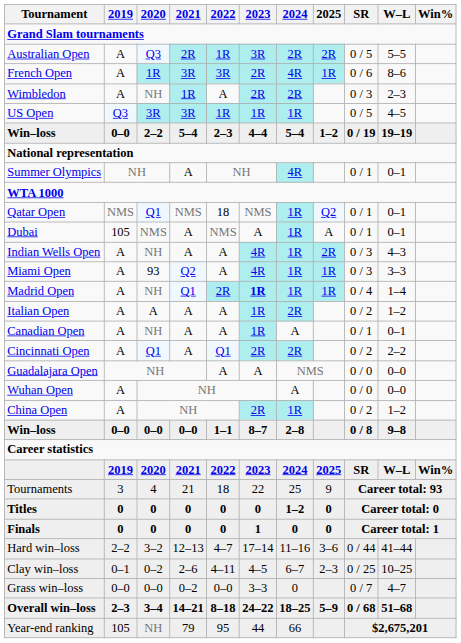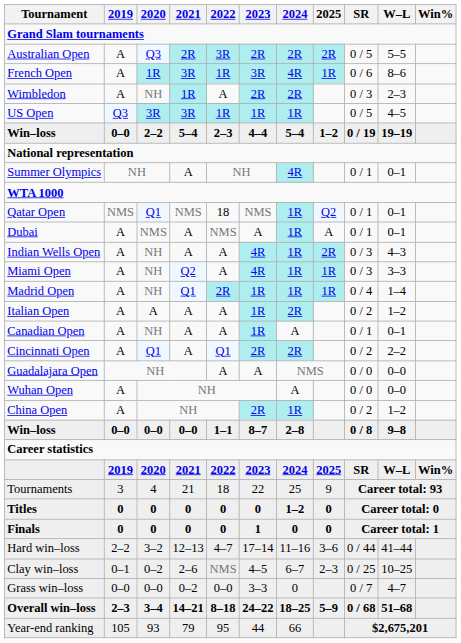(223, 53) 1R -> (223, 53) 3R
(258, 53) 3R -> (258, 53) 2R
(223, 73) 3R -> (223, 73) 1R
(258, 73) 2R -> (258, 73) 3R
(120, 232) 105 -> (120, 232) A
(153, 271) 93 -> (153, 271) NH
(258, 291) bold -> (258, 291) normal
(223, 568) 4–11 -> (223, 568) NMS
(153, 627) NH -> (153, 627) 93
